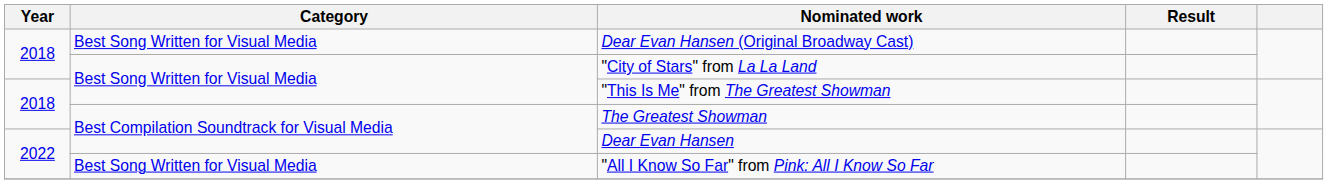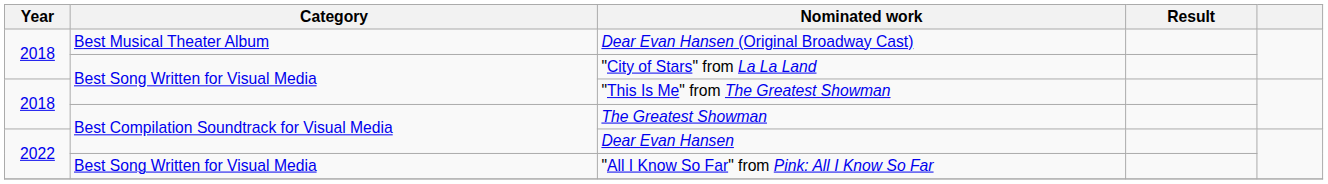(195, 41) Best Song Written for Visual Media -> (171, 41) Best Musical Theater Album
